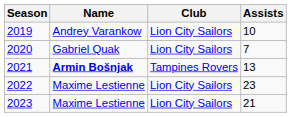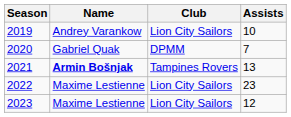(191, 49) Lion City Sailors -> (167, 49) DPMM
(249, 103) 21 -> (249, 103) 12
